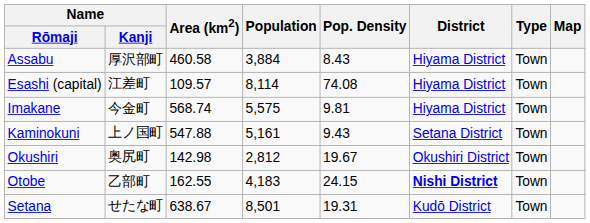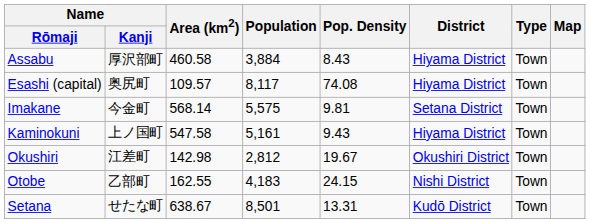(129, 84) 江差町 -> (129, 84) 奥尻町
(262, 84) 8,114 -> (262, 84) 8,117
(190, 109) 568.74 -> (190, 109) 568.14
(459, 109) Hiyama District -> (457, 109) Setana District
(190, 133) 547.88 -> (190, 133) 547.58
(457, 133) Setana District -> (459, 133) Hiyama District
(129, 157) 奥尻町 -> (129, 157) 江差町
(455, 182) bold -> (451, 182) normal
(340, 206) 19.31 -> (340, 206) 13.31
